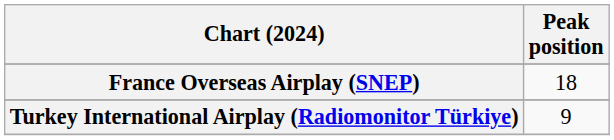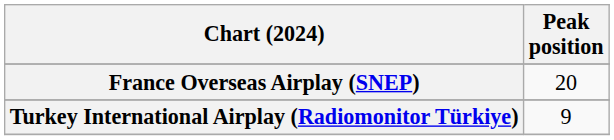(566, 81) 18 -> (566, 81) 20
